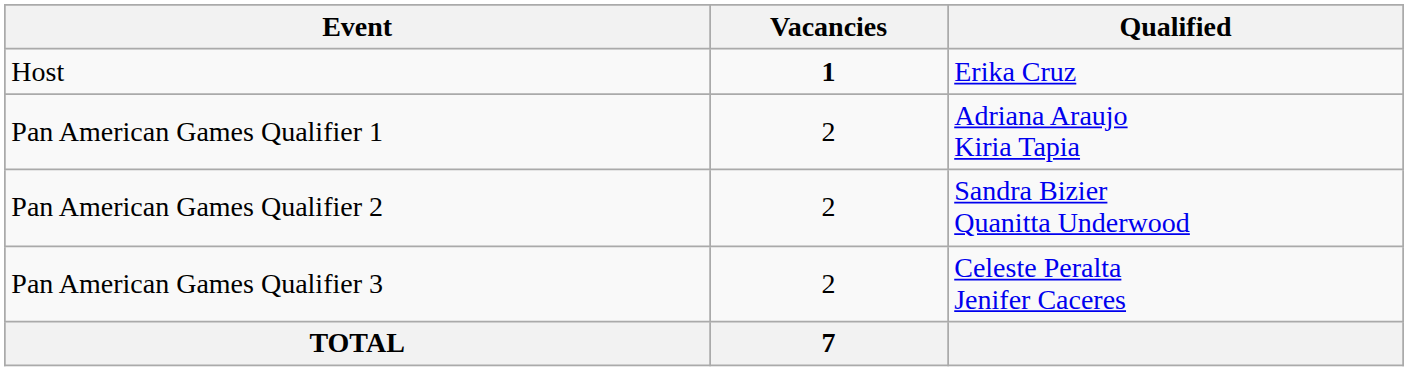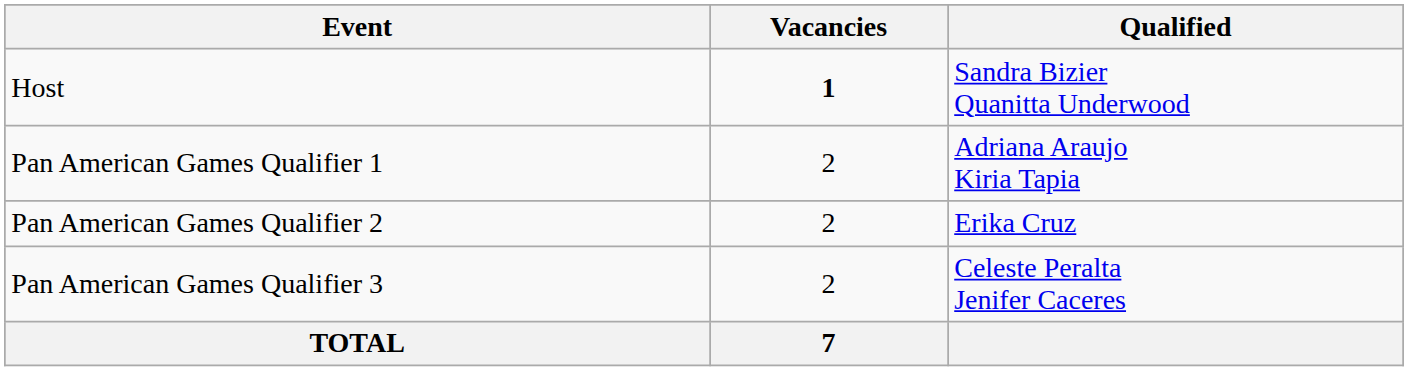(1015, 71) Erika Cruz -> (1072, 86) Sandra Bizier Quanitta Underwood
(1072, 207) Sandra Bizier Quanitta Underwood -> (1015, 222) Erika Cruz
